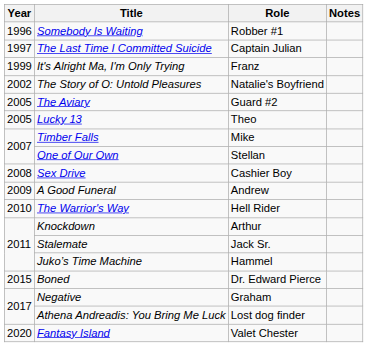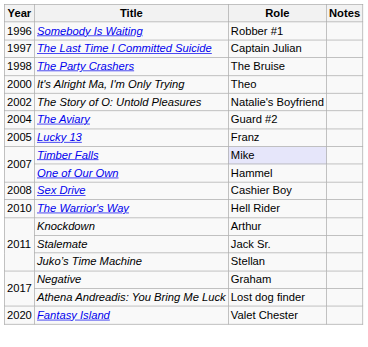+ row: (86, 66)
(19, 66) 1999 -> (19, 84) 2000
(245, 66) Franz -> (244, 84) Theo
(19, 102) 2005 -> (19, 119) 2004
(244, 119) Theo -> (245, 137) Franz
(243, 137) no background -> (243, 155) lavender background
(248, 155) Stellan -> (252, 173) Hammel
- row: (76, 191)
(252, 262) Hammel -> (248, 262) Stellan
- row: (53, 279)
